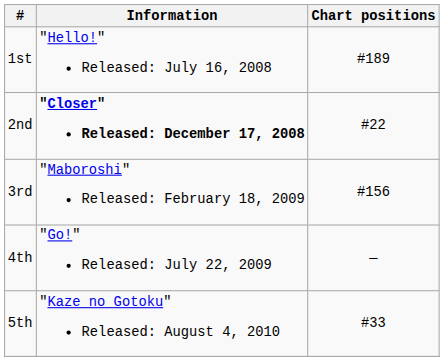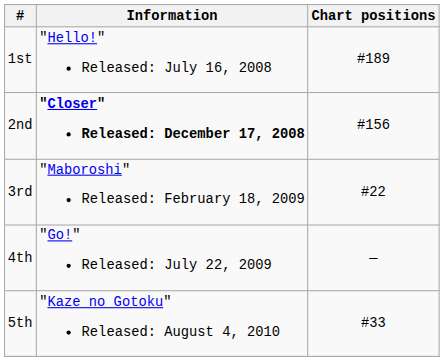(373, 126) #22 -> (373, 126) #156
(373, 192) #156 -> (373, 192) #22
